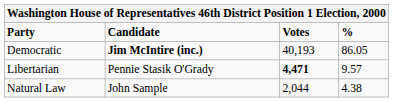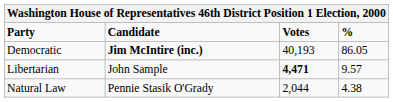(161, 69) Pennie Stasik O'Grady -> (138, 69) John Sample
(138, 87) John Sample -> (161, 87) Pennie Stasik O'Grady
